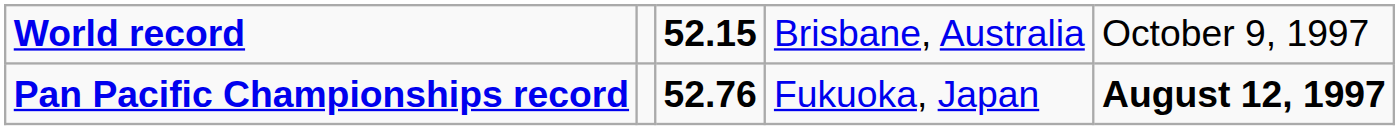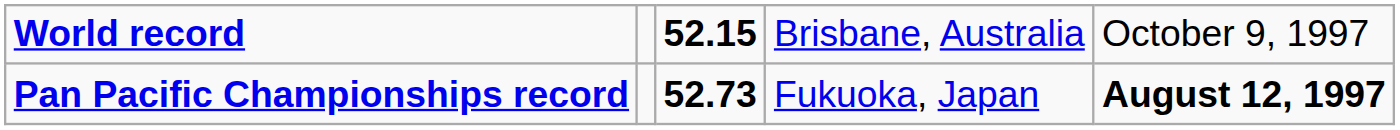(710, 93) 52.76 -> (710, 93) 52.73
